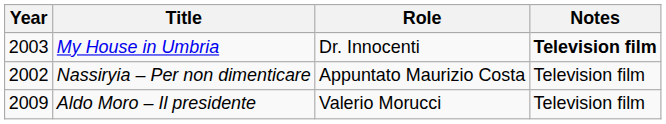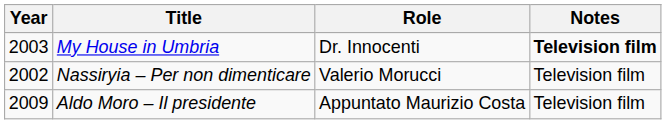(422, 75) Appuntato Maurizio Costa -> (380, 75) Valerio Morucci
(380, 103) Valerio Morucci -> (422, 103) Appuntato Maurizio Costa
